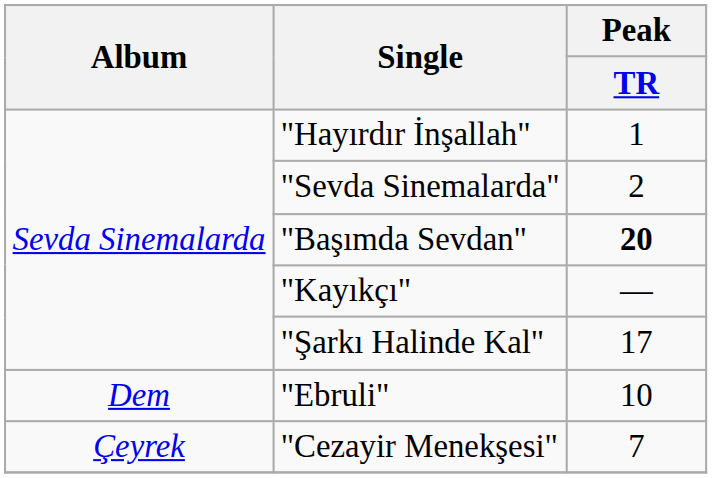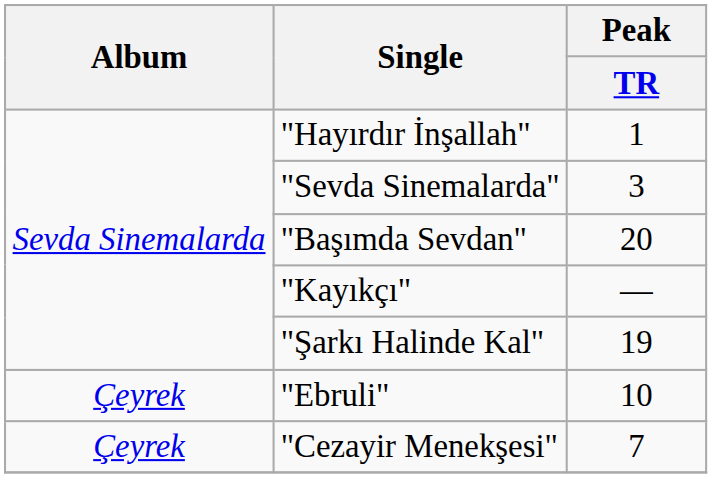(636, 186) 2 -> (636, 186) 3
(636, 238) bold -> (636, 238) normal
(636, 342) 17 -> (636, 342) 19
(139, 394) Dem -> (139, 394) Çeyrek
